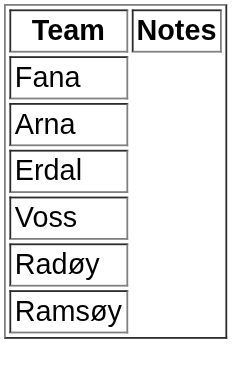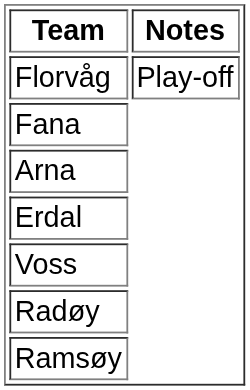+ row: (63, 77)
